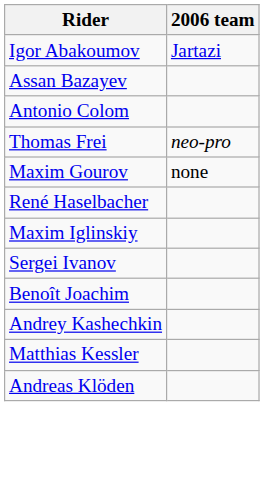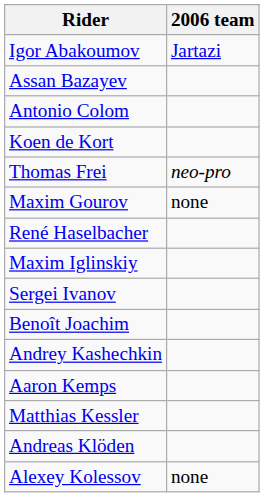+ row: (61, 141)
+ row: (63, 385)
+ row: (75, 476)
